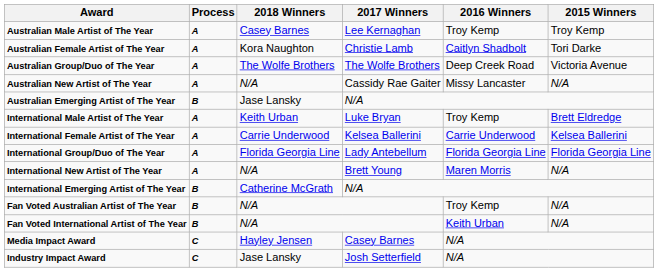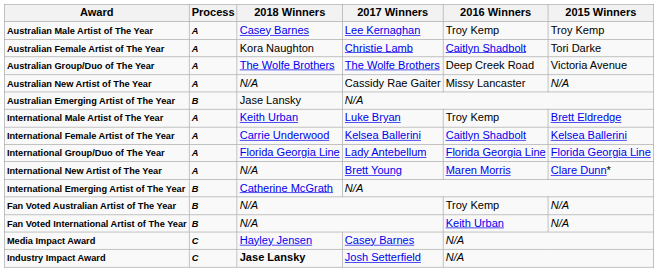(490, 135) Carrie Underwood -> (486, 135) Caitlyn Shadbolt
(560, 170) N/A -> (581, 170) Clare Dunn*
(270, 258) normal -> (273, 258) bold
